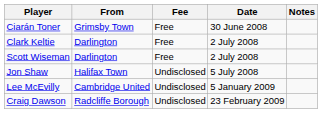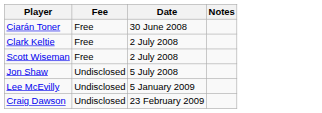- column: (112, 12)
